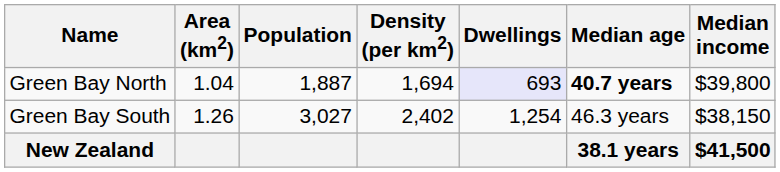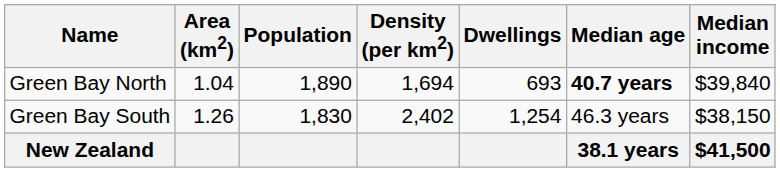(326, 83) 1,887 -> (326, 83) 1,890
(544, 83) lavender background -> (544, 83) no background
(733, 83) $39,800 -> (733, 83) $39,840
(326, 116) 3,027 -> (326, 116) 1,830
